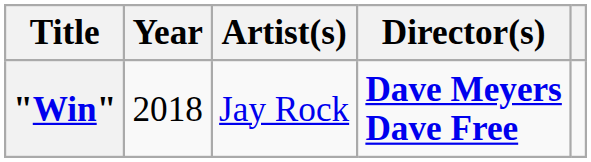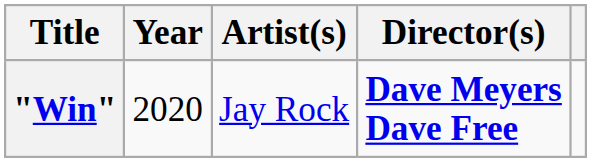(168, 108) 2018 -> (168, 108) 2020
